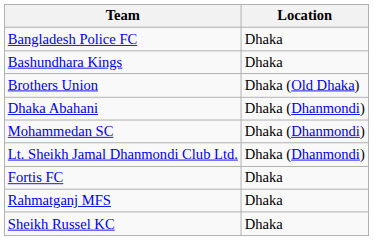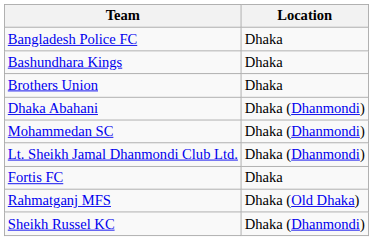(302, 85) Dhaka (Old Dhaka) -> (264, 85) Dhaka
(264, 200) Dhaka -> (302, 200) Dhaka (Old Dhaka)
(264, 223) Dhaka -> (305, 223) Dhaka (Dhanmondi)
